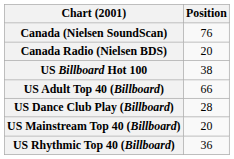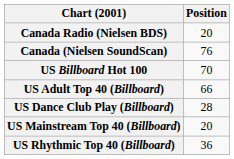rows swapped: (94, 32) <-> (94, 51)
(206, 70) 38 -> (206, 70) 70
